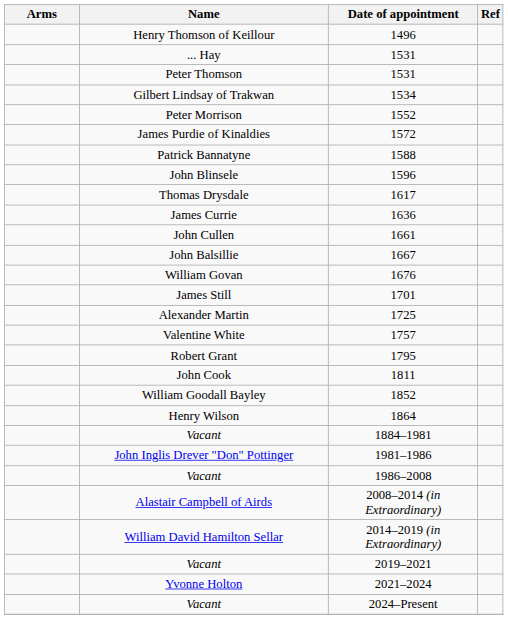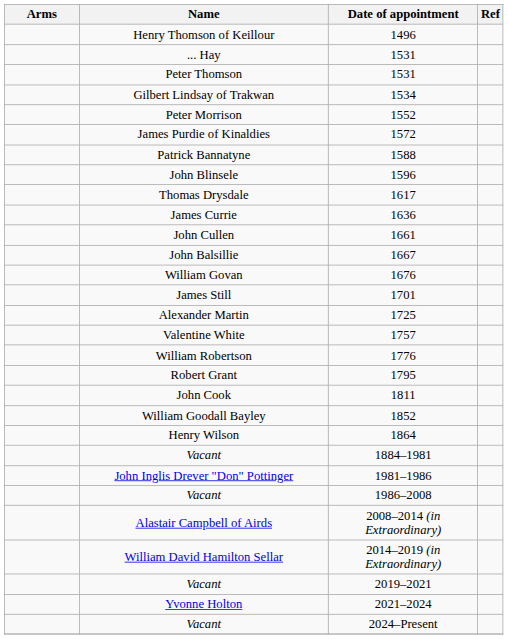+ row: (204, 355)
